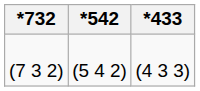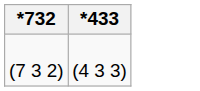- column: (99, 19)
